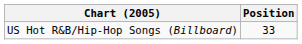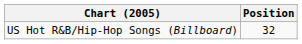(269, 30) 33 -> (269, 30) 32
